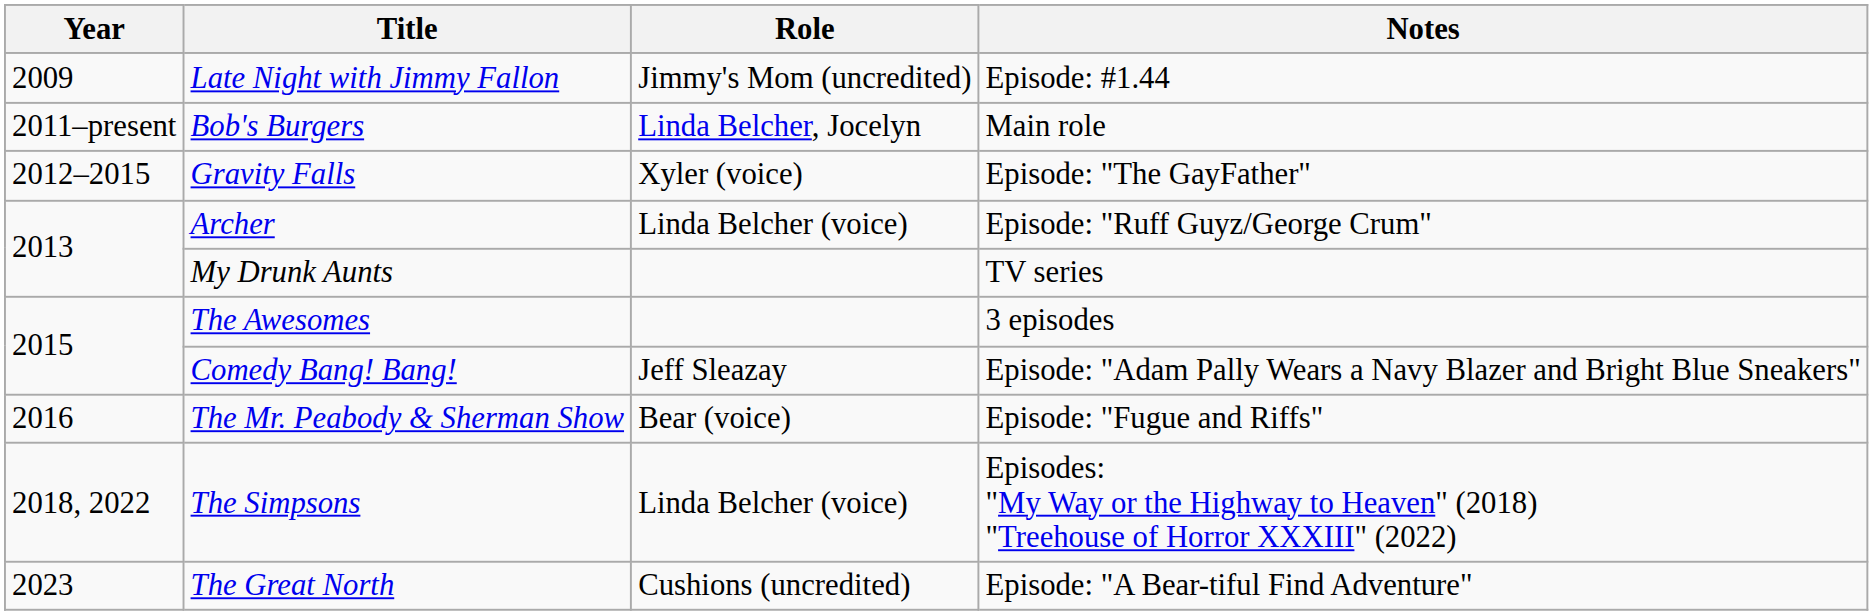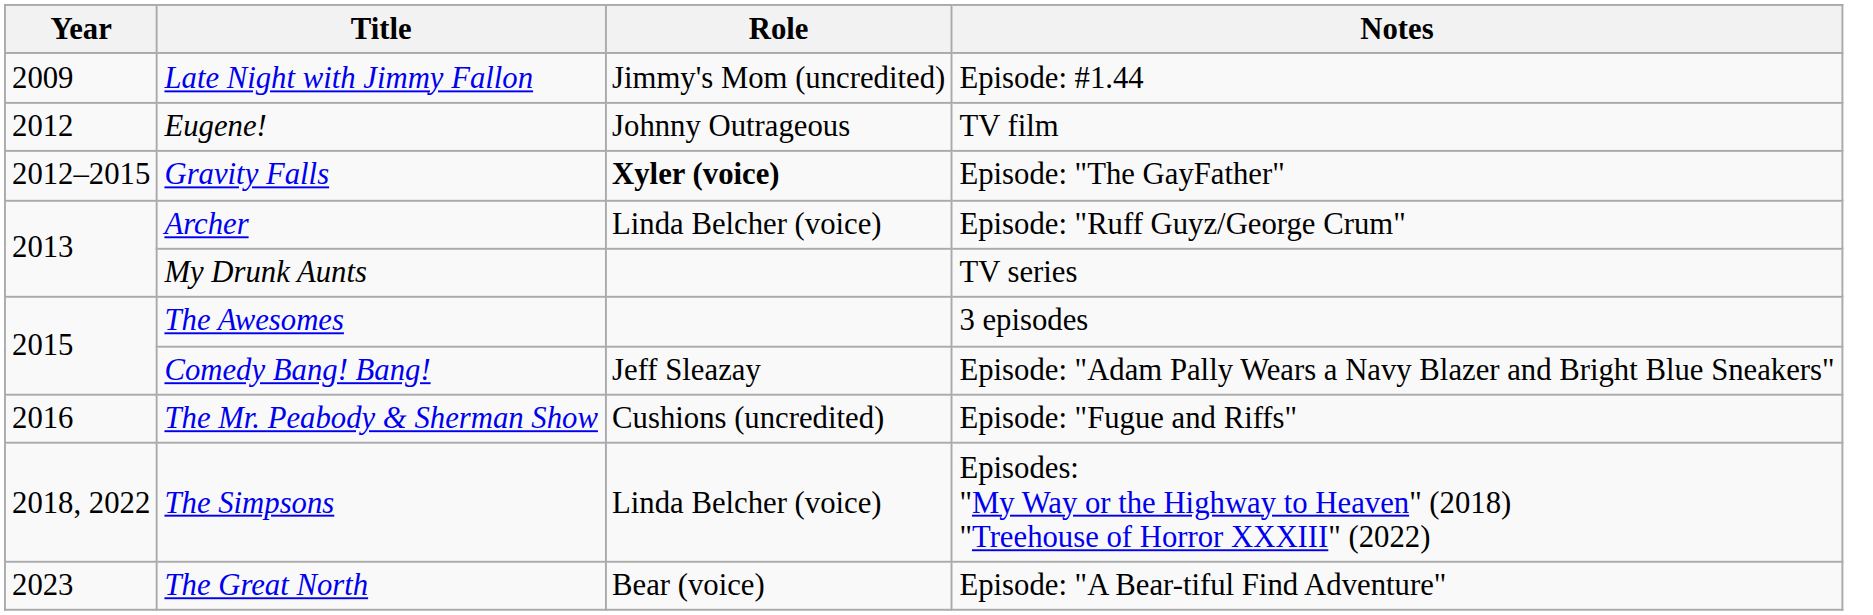- row: (277, 126)
+ row: (216, 126)
(721, 175) normal -> (696, 175) bold
(715, 418) Bear (voice) -> (748, 418) Cushions (uncredited)
(774, 585) Cushions (uncredited) -> (688, 585) Bear (voice)
